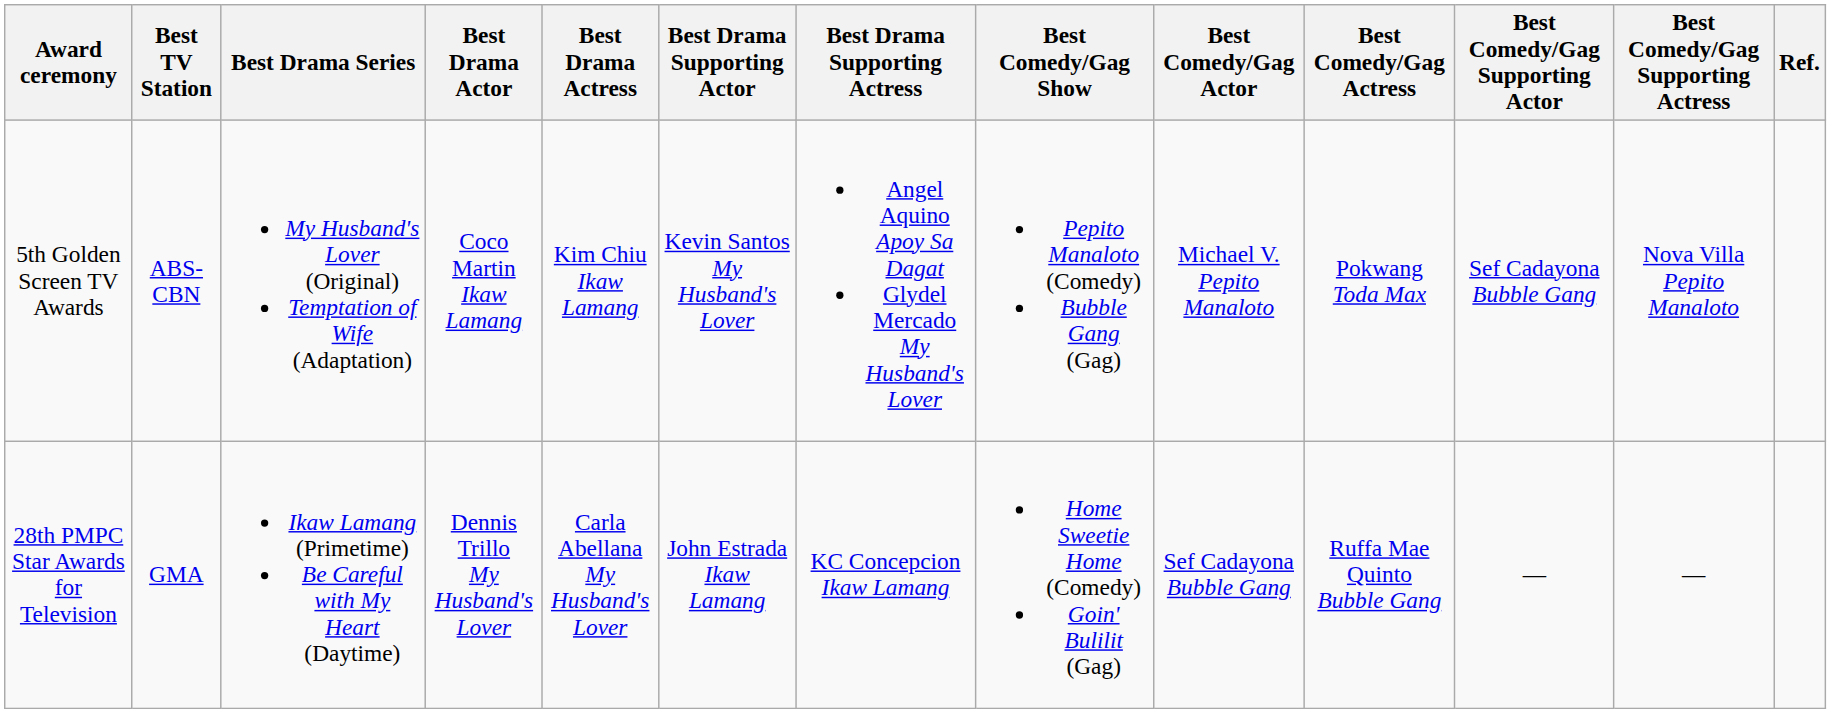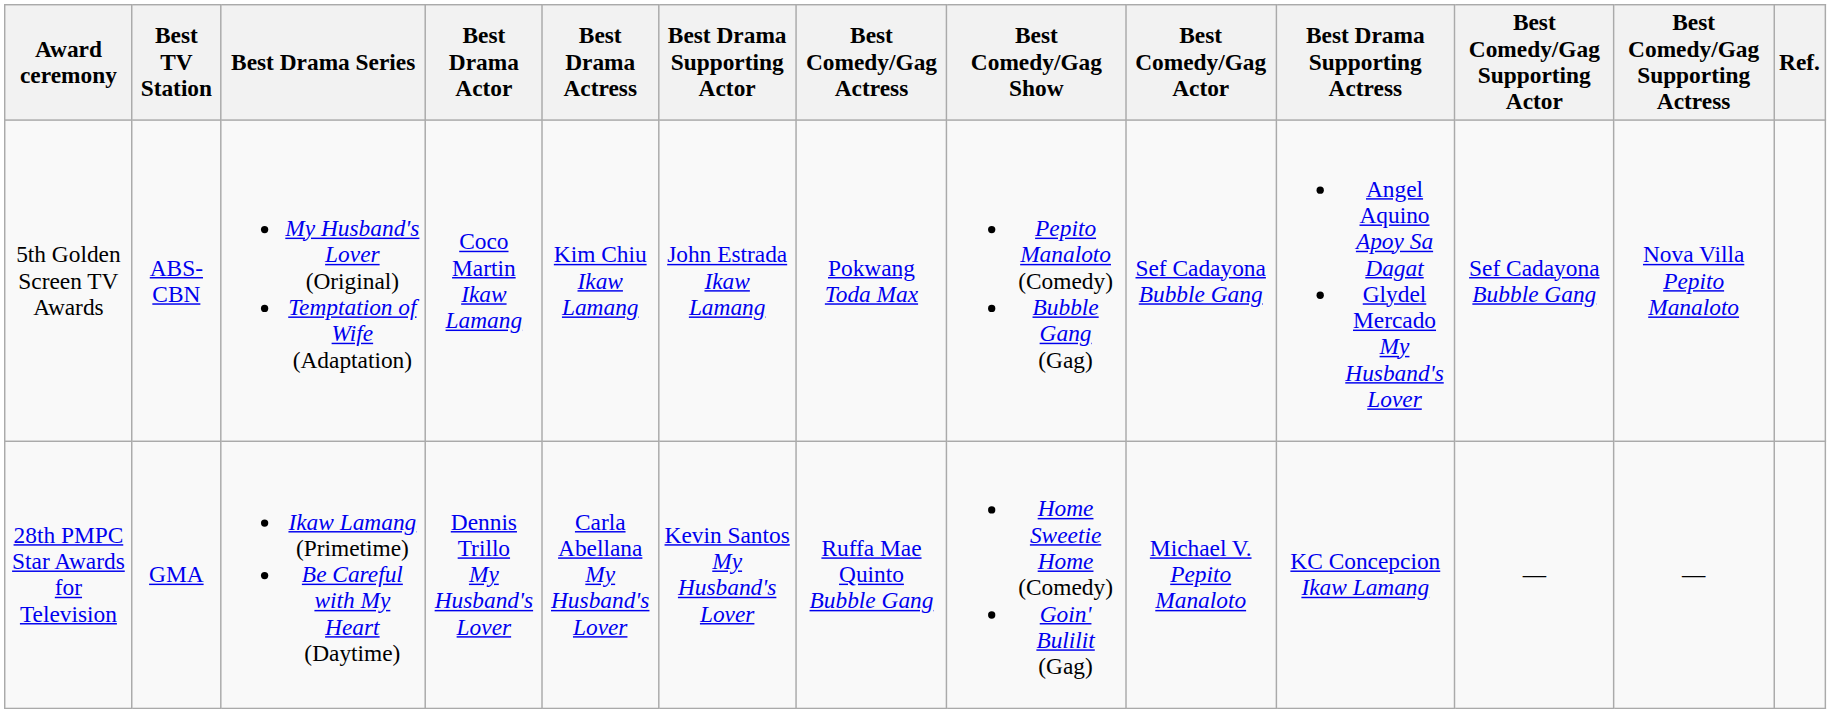columns swapped: (886, 62) <-> (1379, 62)
(727, 280) Kevin Santos My Husband's Lover -> (727, 280) John Estrada Ikaw Lamang
(1229, 280) Michael V. Pepito Manaloto -> (1201, 280) Sef Cadayona Bubble Gang
(727, 574) John Estrada Ikaw Lamang -> (727, 574) Kevin Santos My Husband's Lover
(1229, 574) Sef Cadayona Bubble Gang -> (1201, 574) Michael V. Pepito Manaloto
